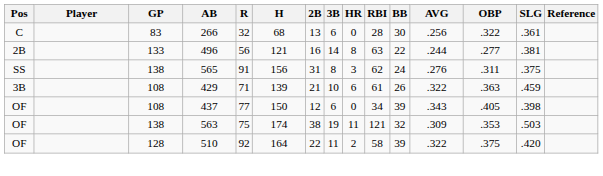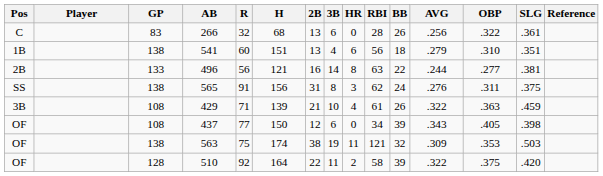(400, 32) 30 -> (400, 32) 26
+ row: (209, 51)
(353, 88) 6 -> (353, 106) 4
